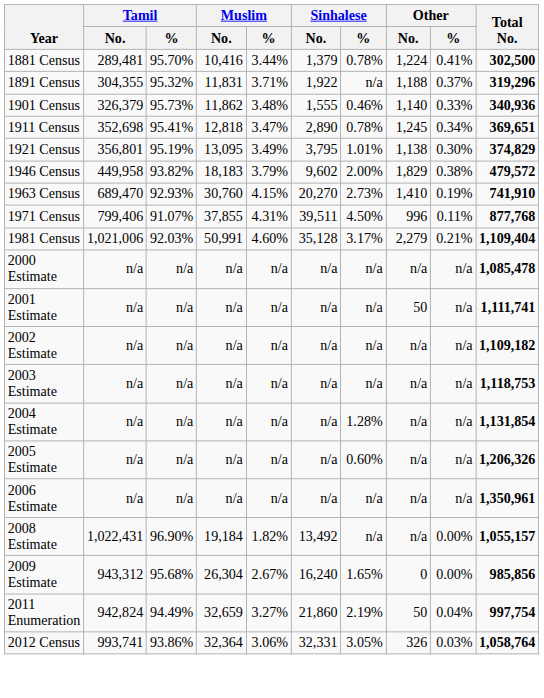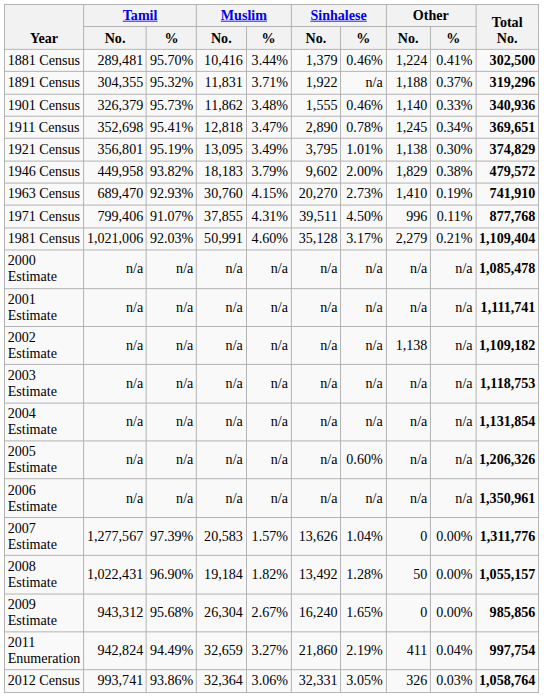(365, 60) 0.78% -> (365, 60) 0.46%
(420, 307) 50 -> (419, 307) n/a
(419, 345) n/a -> (411, 345) 1,138
(365, 421) 1.28% -> (374, 421) n/a
+ row: (32, 536)
(374, 536) n/a -> (365, 574) 1.28%
(419, 536) n/a -> (420, 574) 50
(420, 612) 50 -> (417, 650) 411
